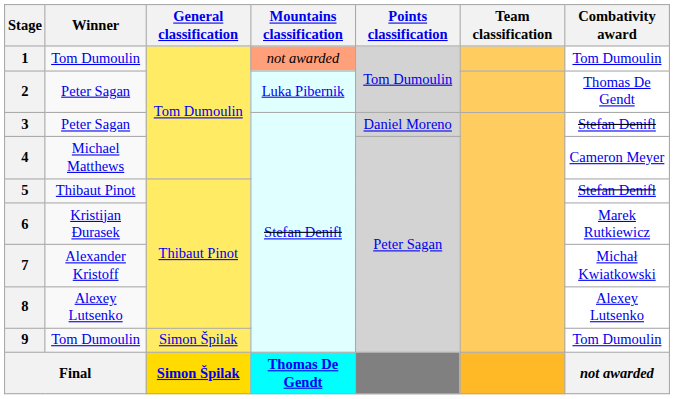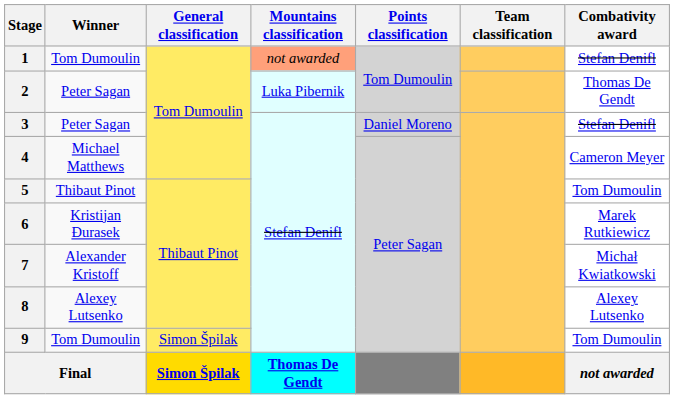(617, 58) Tom Dumoulin -> (617, 58) Stefan Denifl
(617, 190) Stefan Denifl -> (617, 190) Tom Dumoulin
